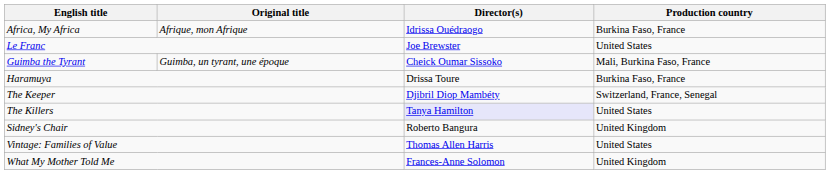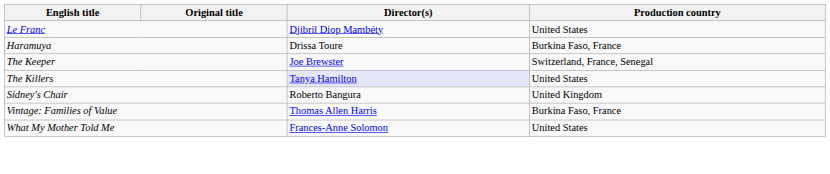- row: (43, 29)
(433, 45) Joe Brewster -> (336, 29) Djibril Diop Mambéty
- row: (46, 62)
(453, 95) Djibril Diop Mambéty -> (316, 62) Joe Brewster
(624, 144) United States -> (576, 111) Burkina Faso, France
(631, 161) United Kingdom -> (560, 128) United States
